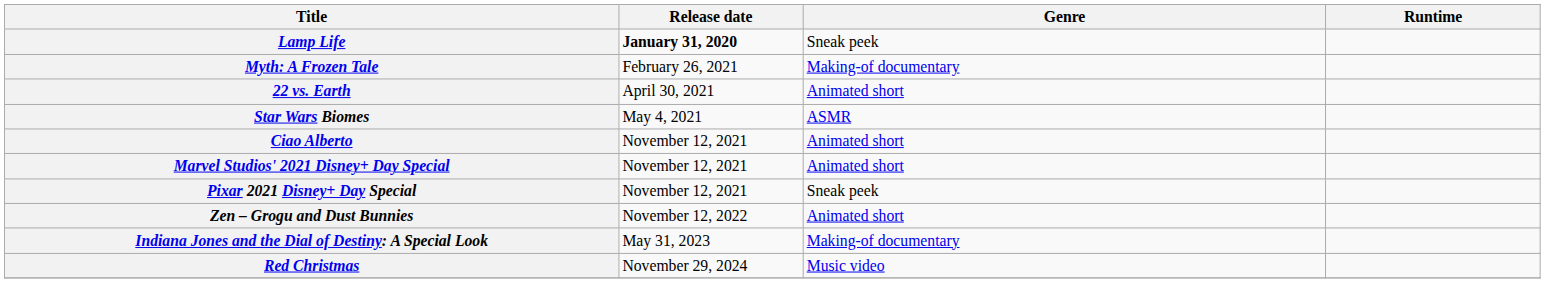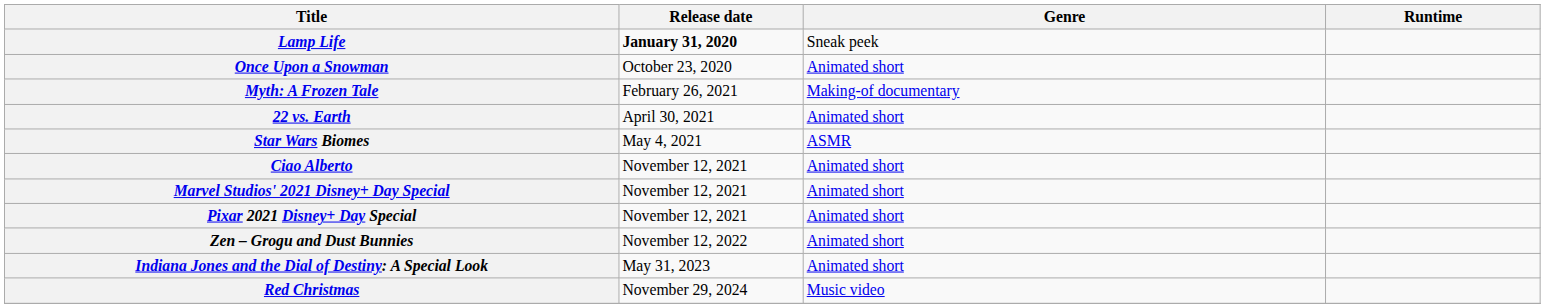+ row: (312, 66)
(843, 191) Sneak peek -> (855, 215) Animated short
(883, 240) Making-of documentary -> (855, 265) Animated short
